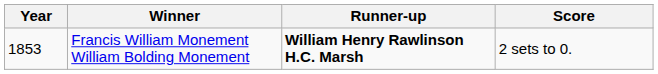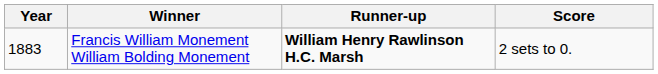(25, 48) 1853 -> (25, 48) 1883
